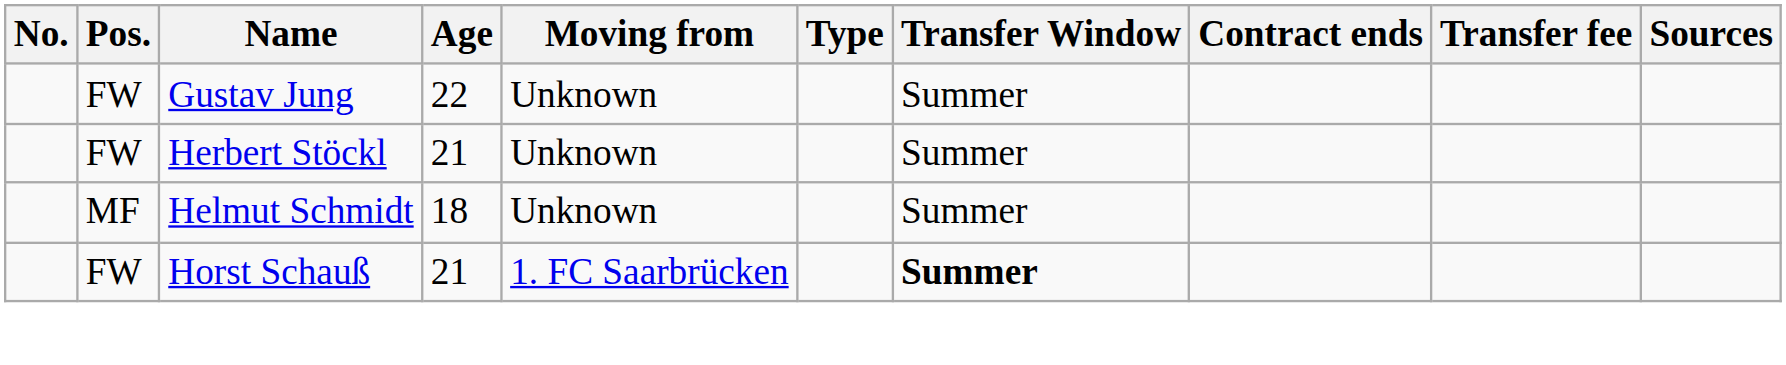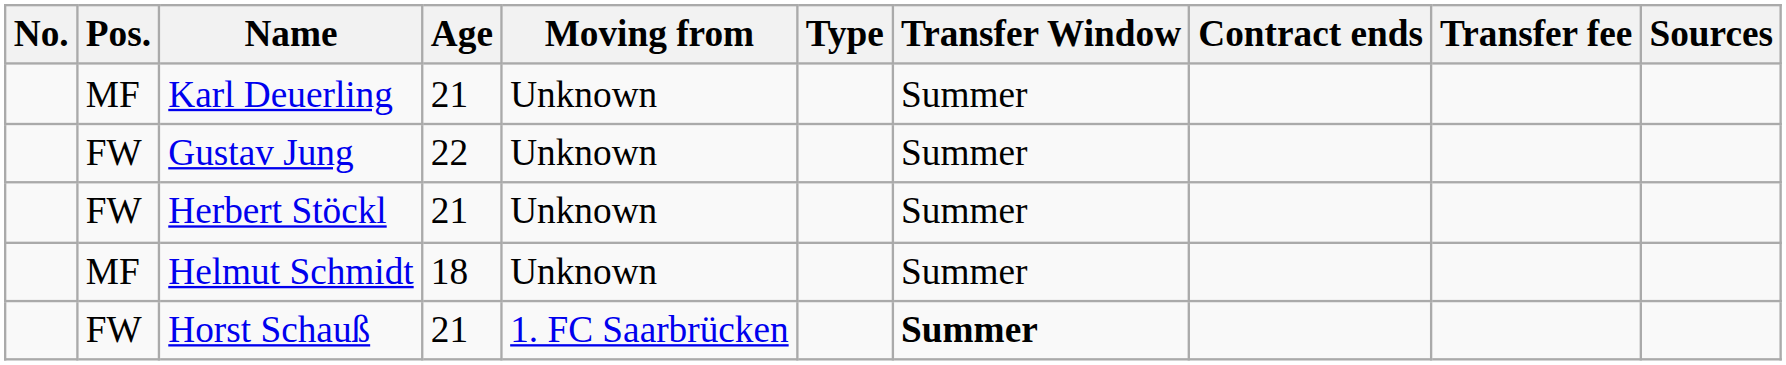+ row: (281, 93)
